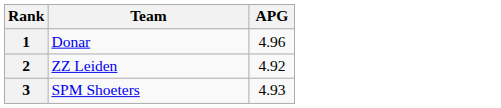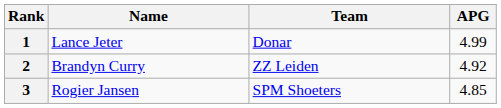+ column: (148, 16)
(272, 41) 4.96 -> (473, 41) 4.99
(272, 90) 4.93 -> (473, 90) 4.85
